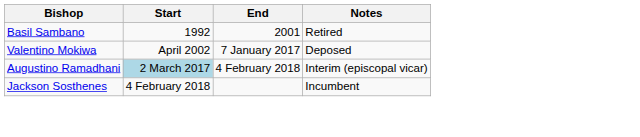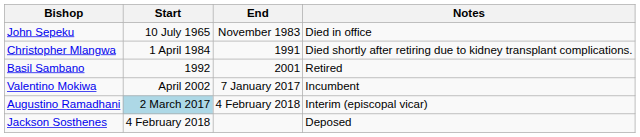+ row: (41, 31)
+ row: (61, 50)
(328, 50) Deposed -> (332, 86) Incumbent
(332, 86) Incumbent -> (328, 123) Deposed
